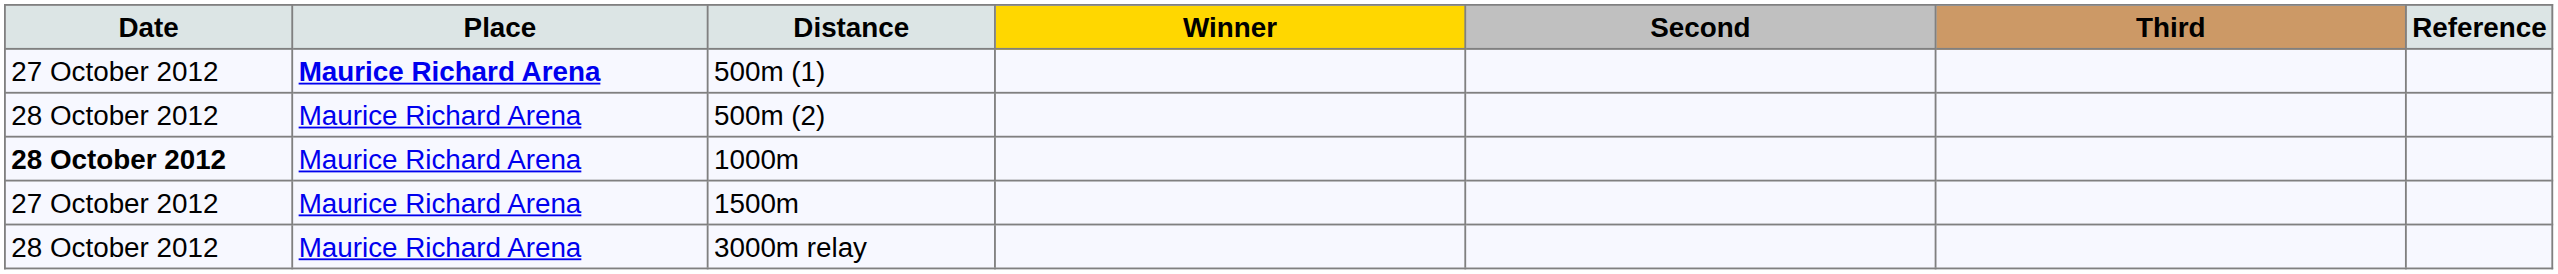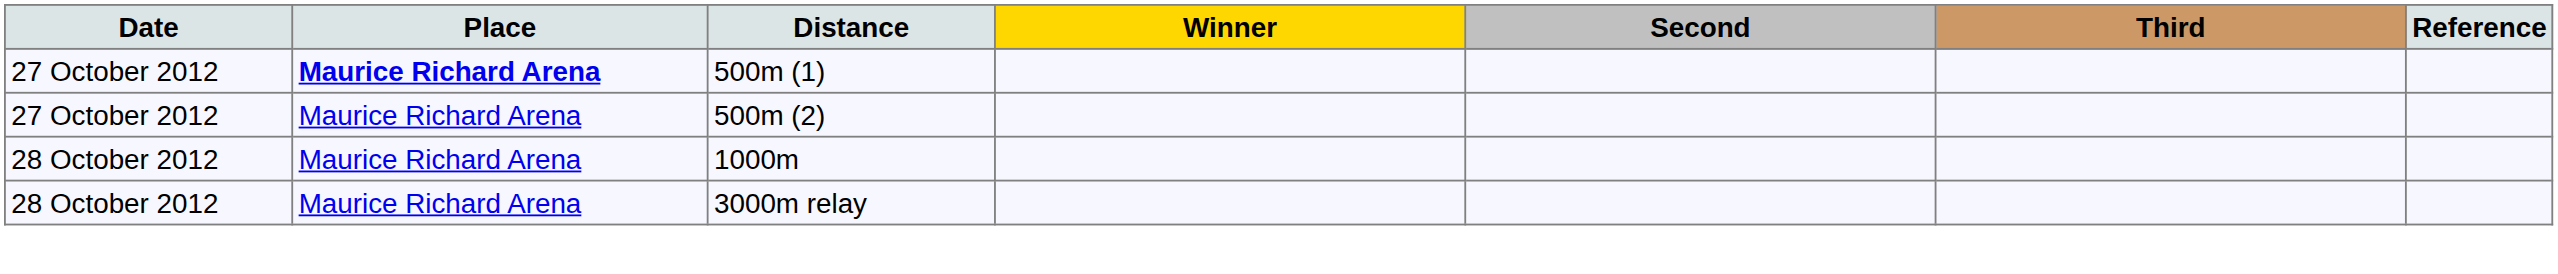(115, 115) 28 October 2012 -> (115, 115) 27 October 2012
(119, 159) bold -> (115, 159) normal
- row: (757, 203)
